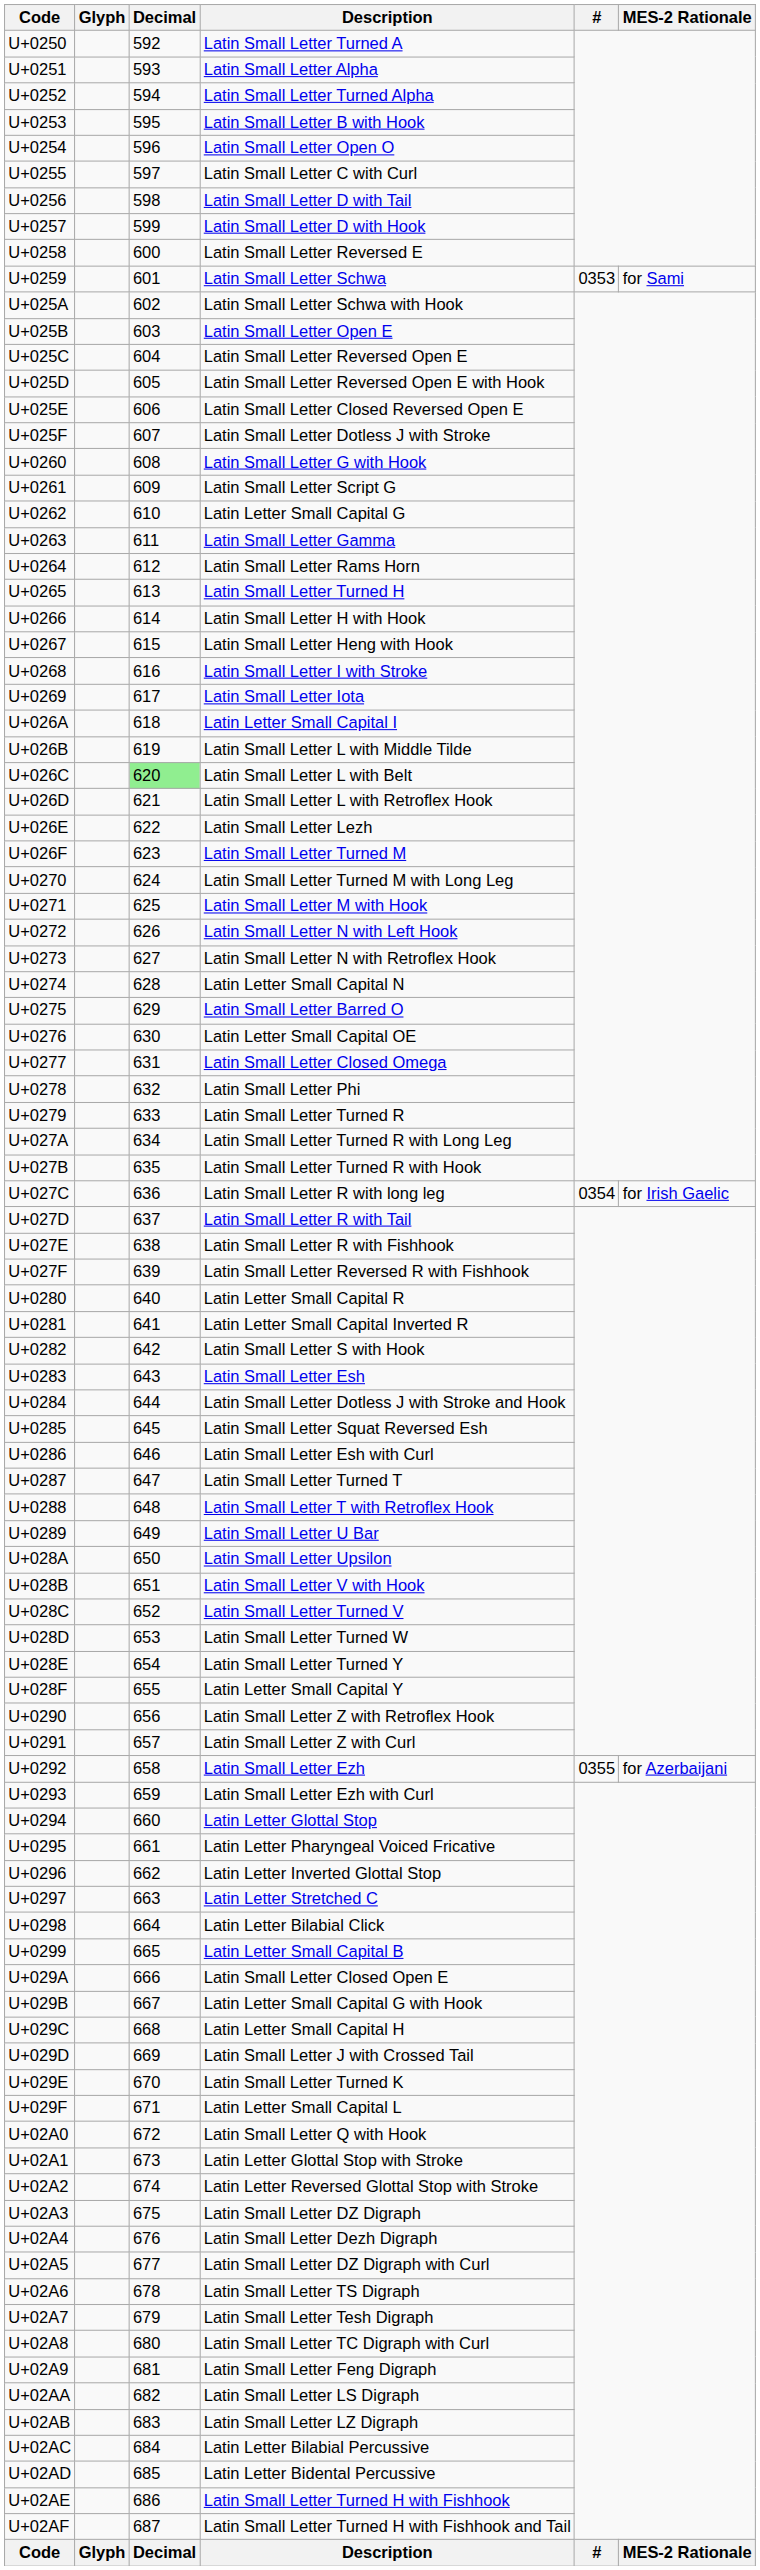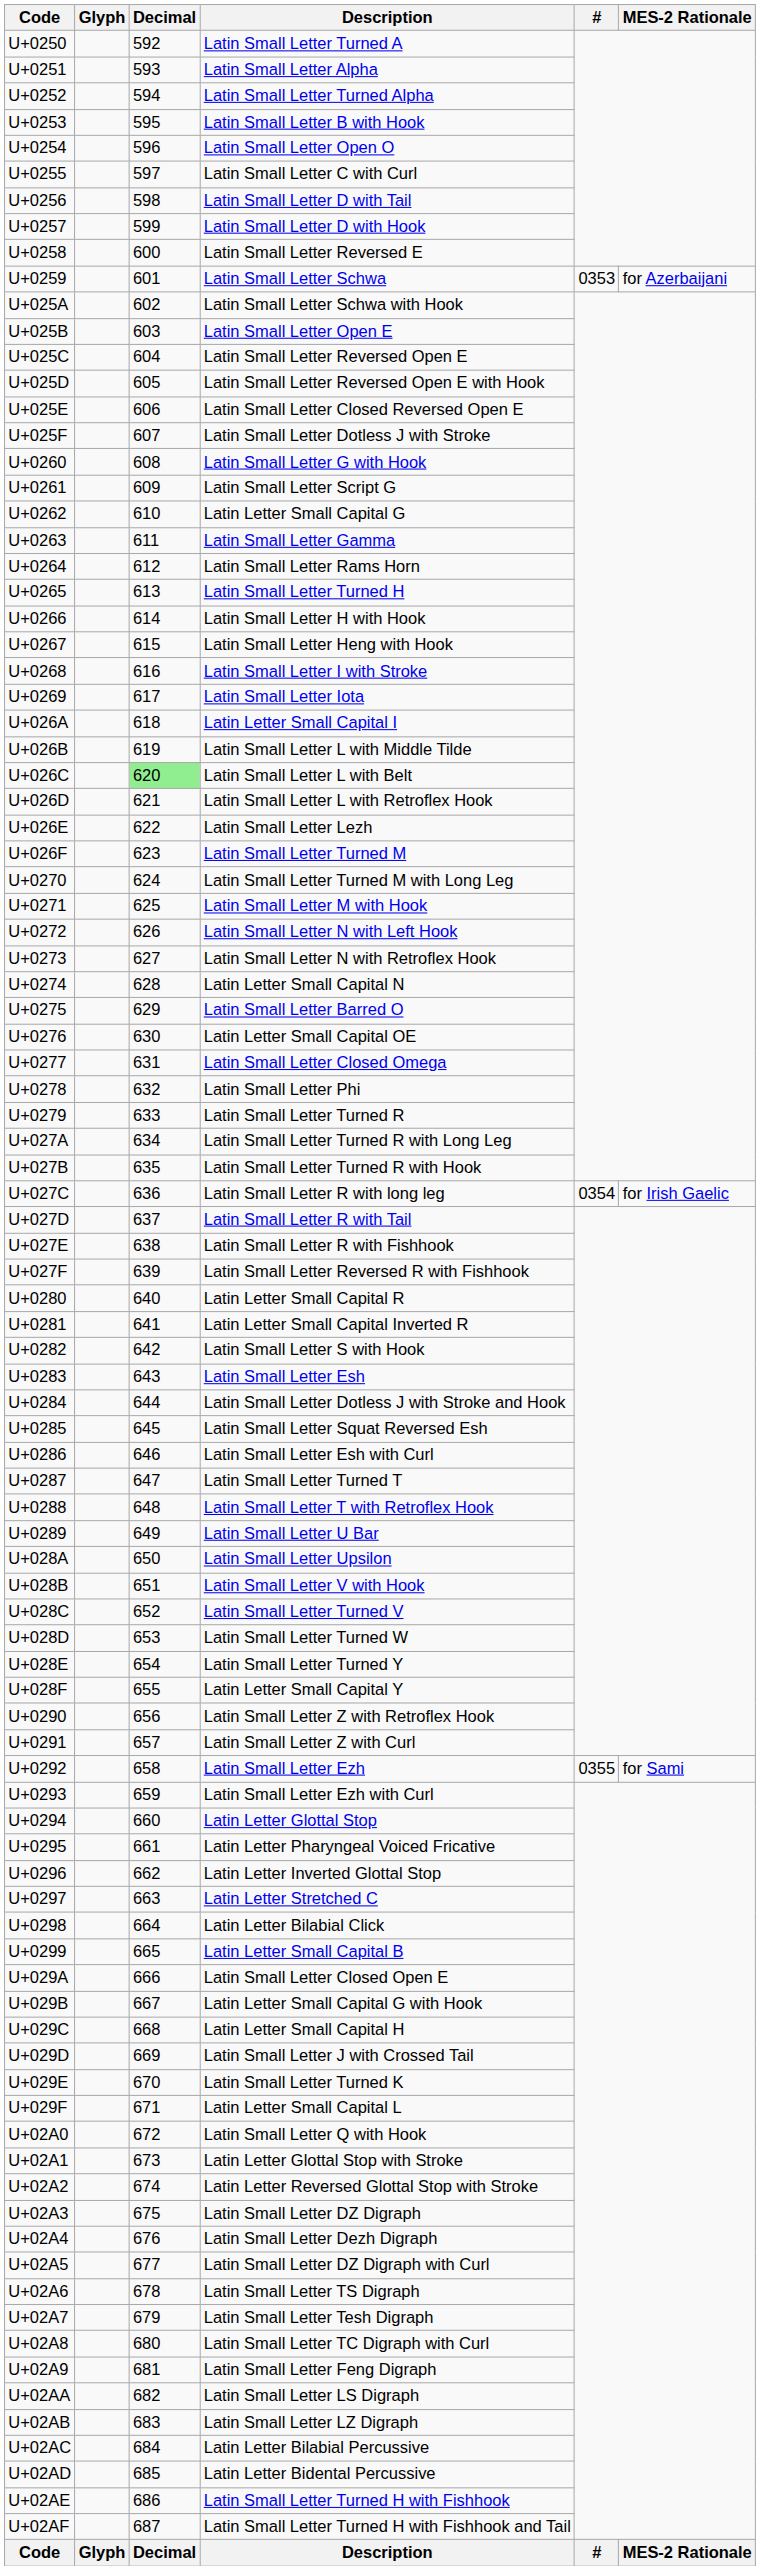(653, 278) for Sami -> (675, 278) for Azerbaijani
(675, 1768) for Azerbaijani -> (653, 1768) for Sami
